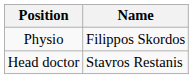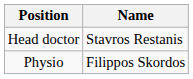rows swapped: (44, 62) <-> (44, 39)
